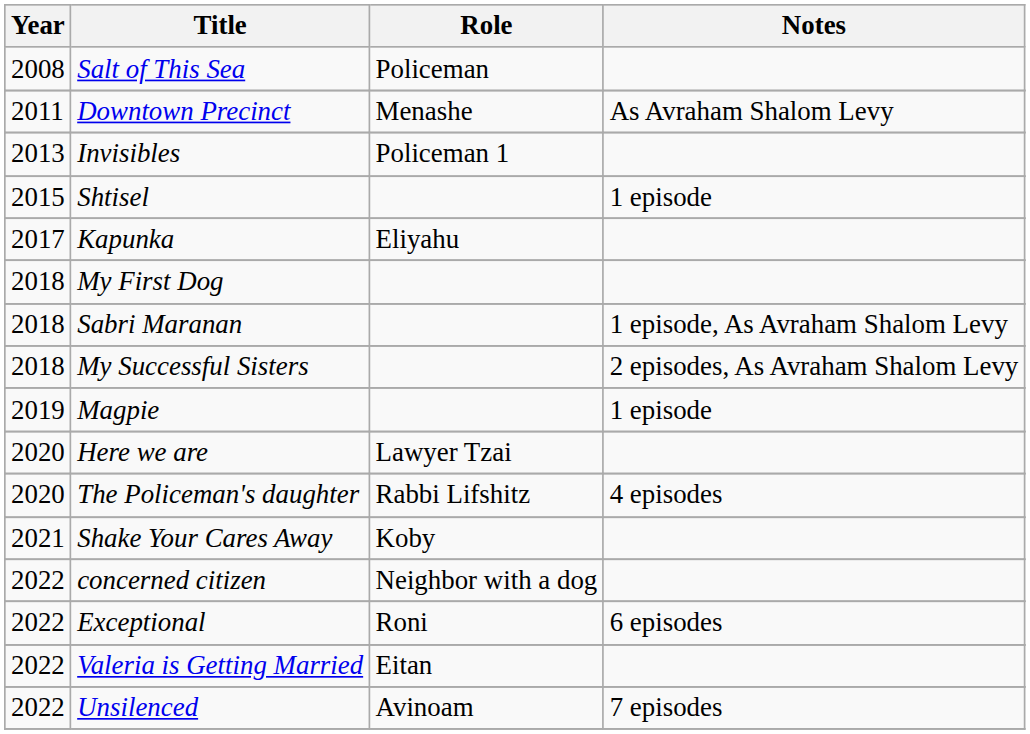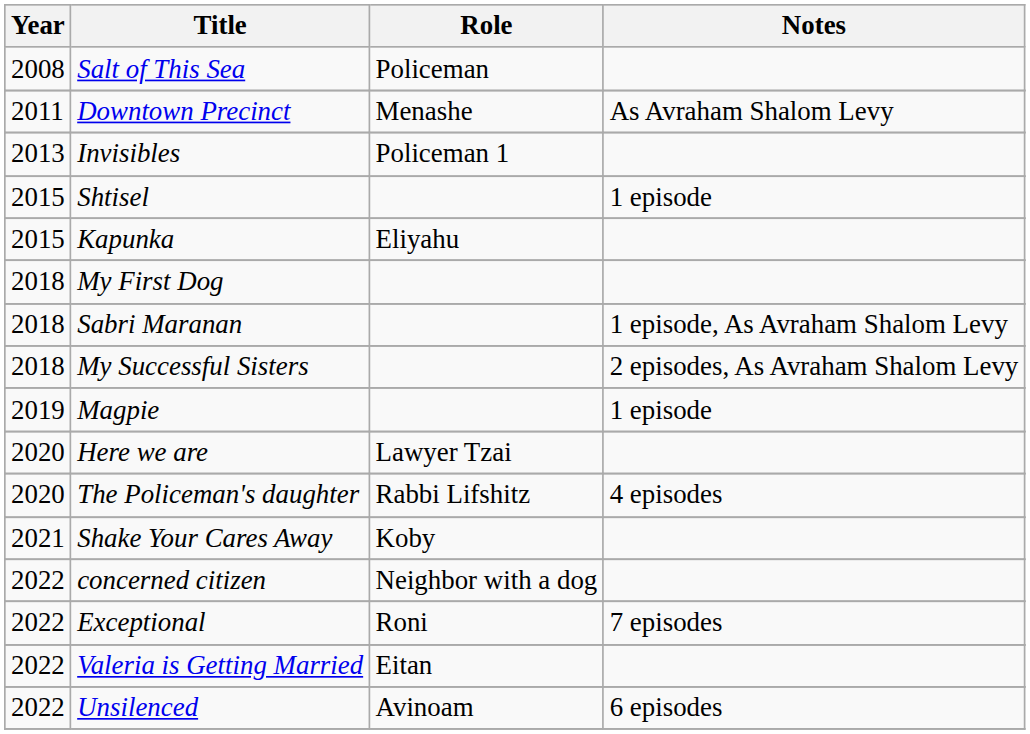(38, 238) 2017 -> (38, 238) 2015
(666, 622) 6 episodes -> (666, 622) 7 episodes
(666, 707) 7 episodes -> (666, 707) 6 episodes
